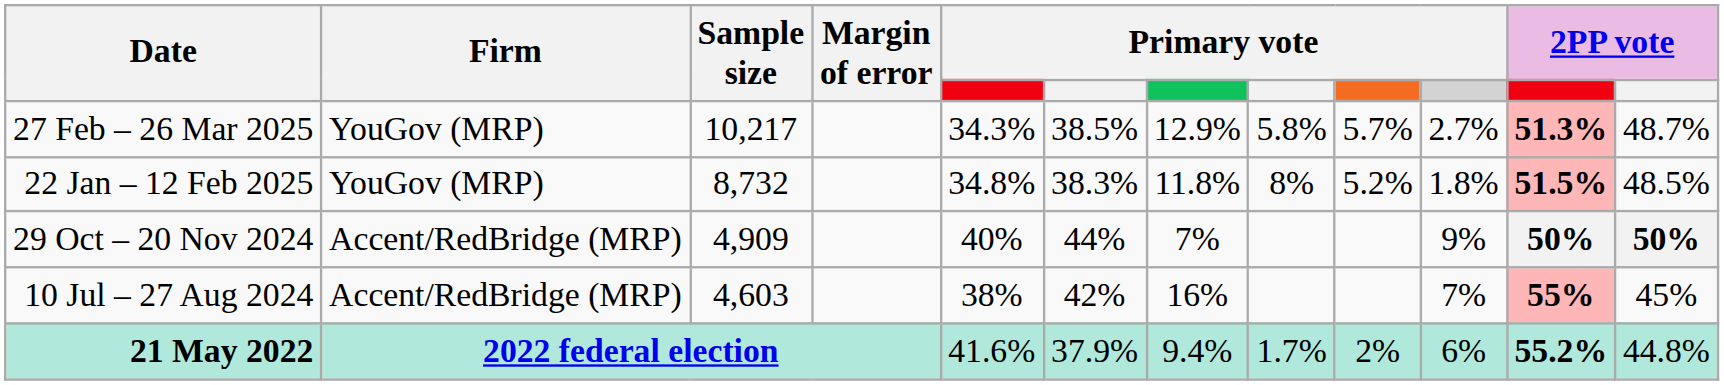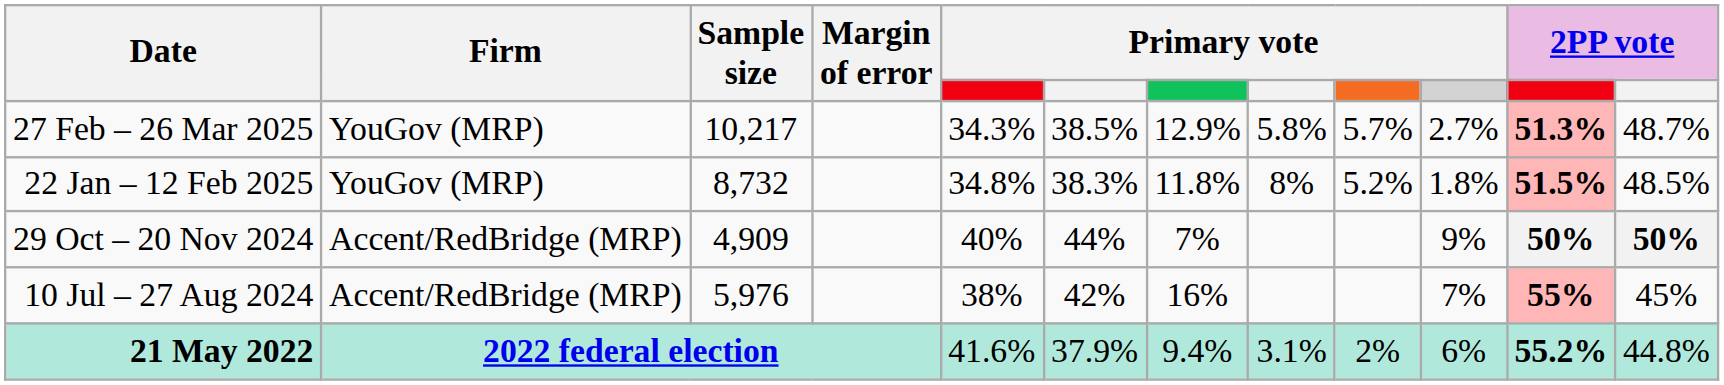(751, 294) 4,603 -> (751, 294) 5,976
(1292, 350) 1.7% -> (1292, 350) 3.1%
